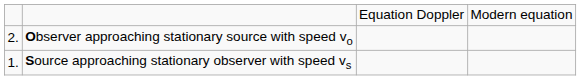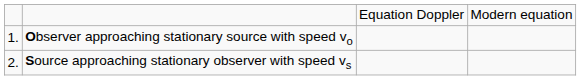(13, 38) 2. -> (13, 38) 1.
(13, 62) 1. -> (13, 62) 2.
